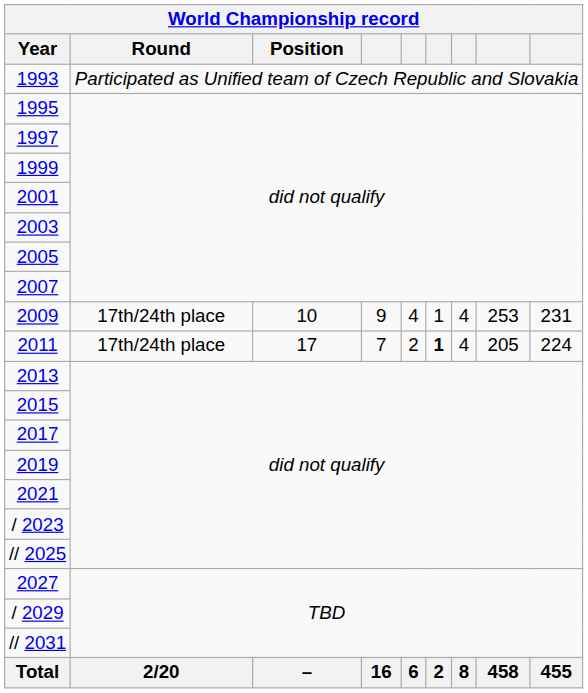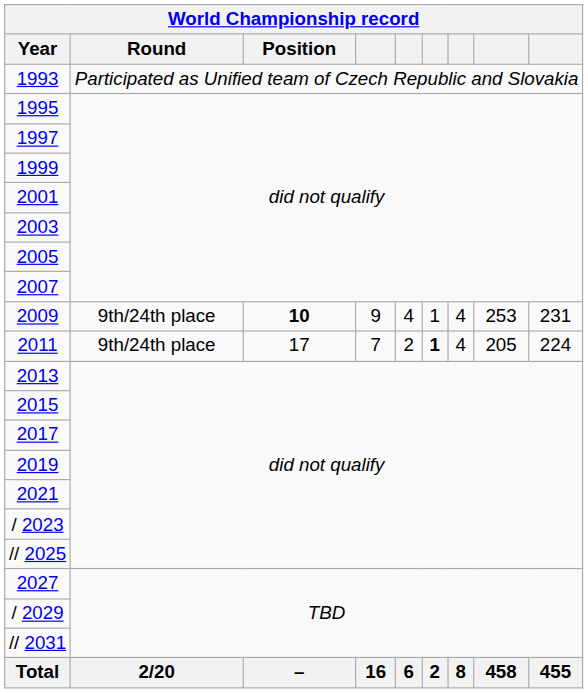(161, 316) 17th/24th place -> (157, 316) 9th/24th place
(307, 316) normal -> (299, 316) bold
(161, 345) 17th/24th place -> (157, 345) 9th/24th place
